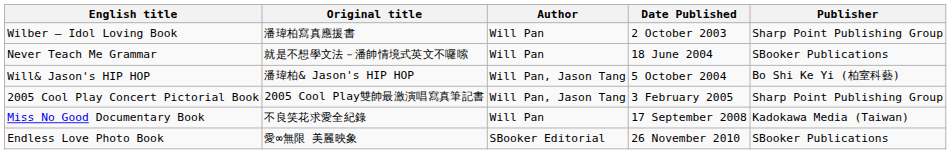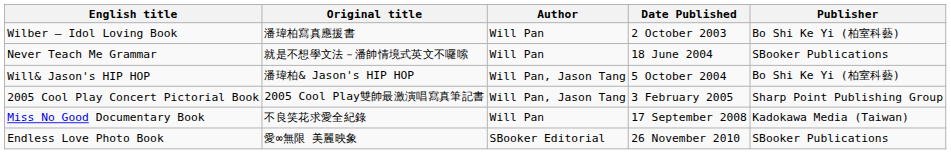(848, 33) Sharp Point Publishing Group -> (826, 33) Bo Shi Ke Yi (柏室科藝)
